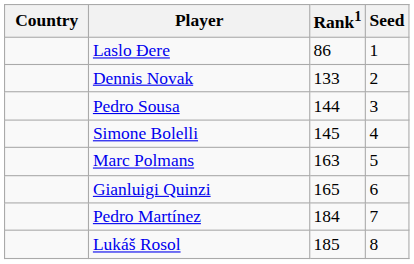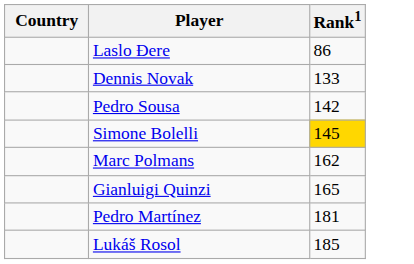- column: (387, 20)
(327, 106) 144 -> (327, 106) 142
(327, 133) no background -> (327, 133) gold background
(327, 161) 163 -> (327, 161) 162
(327, 216) 184 -> (327, 216) 181
